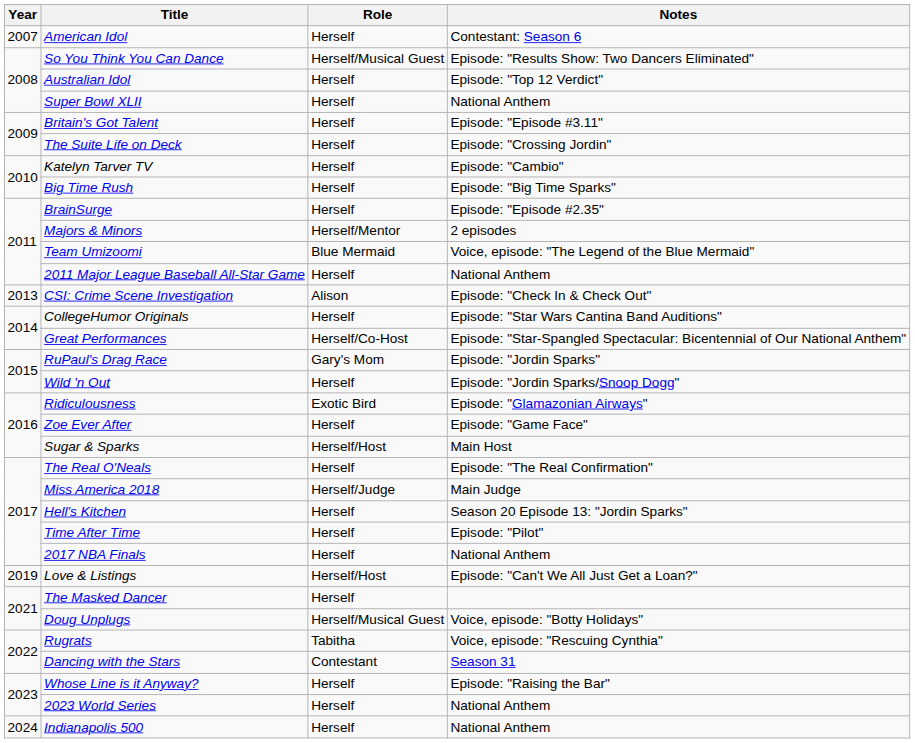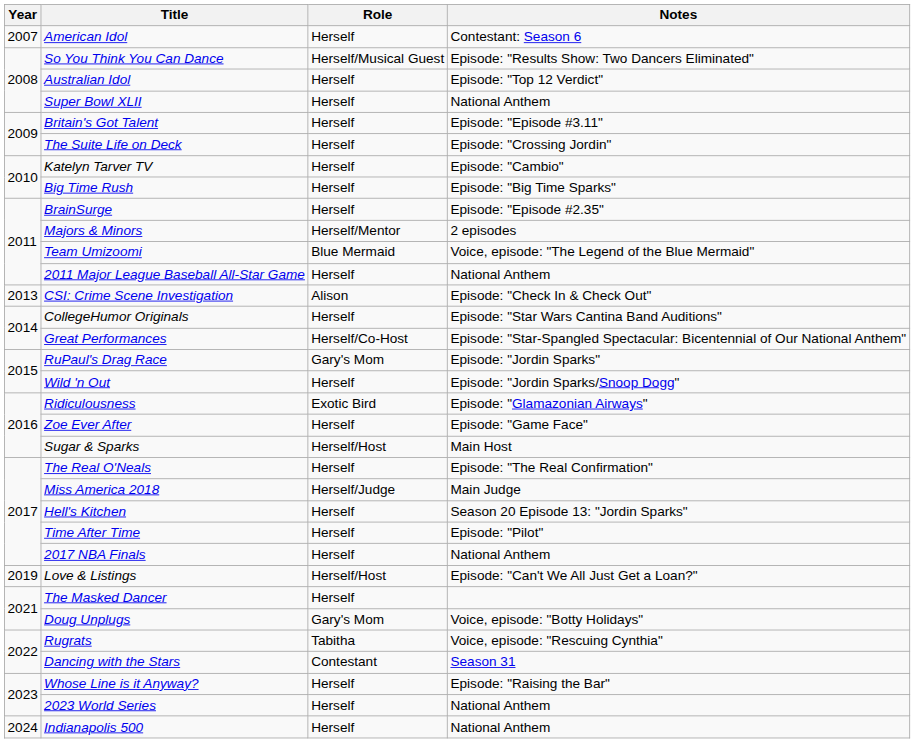(378, 619) Herself/Musical Guest -> (348, 619) Gary's Mom
